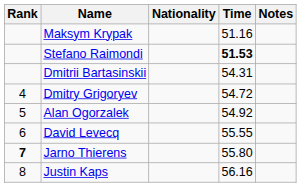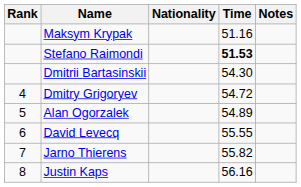(237, 73) 54.31 -> (237, 73) 54.30
(237, 113) 54.92 -> (237, 113) 54.89
(23, 152) bold -> (23, 152) normal
(237, 152) 55.80 -> (237, 152) 55.82
